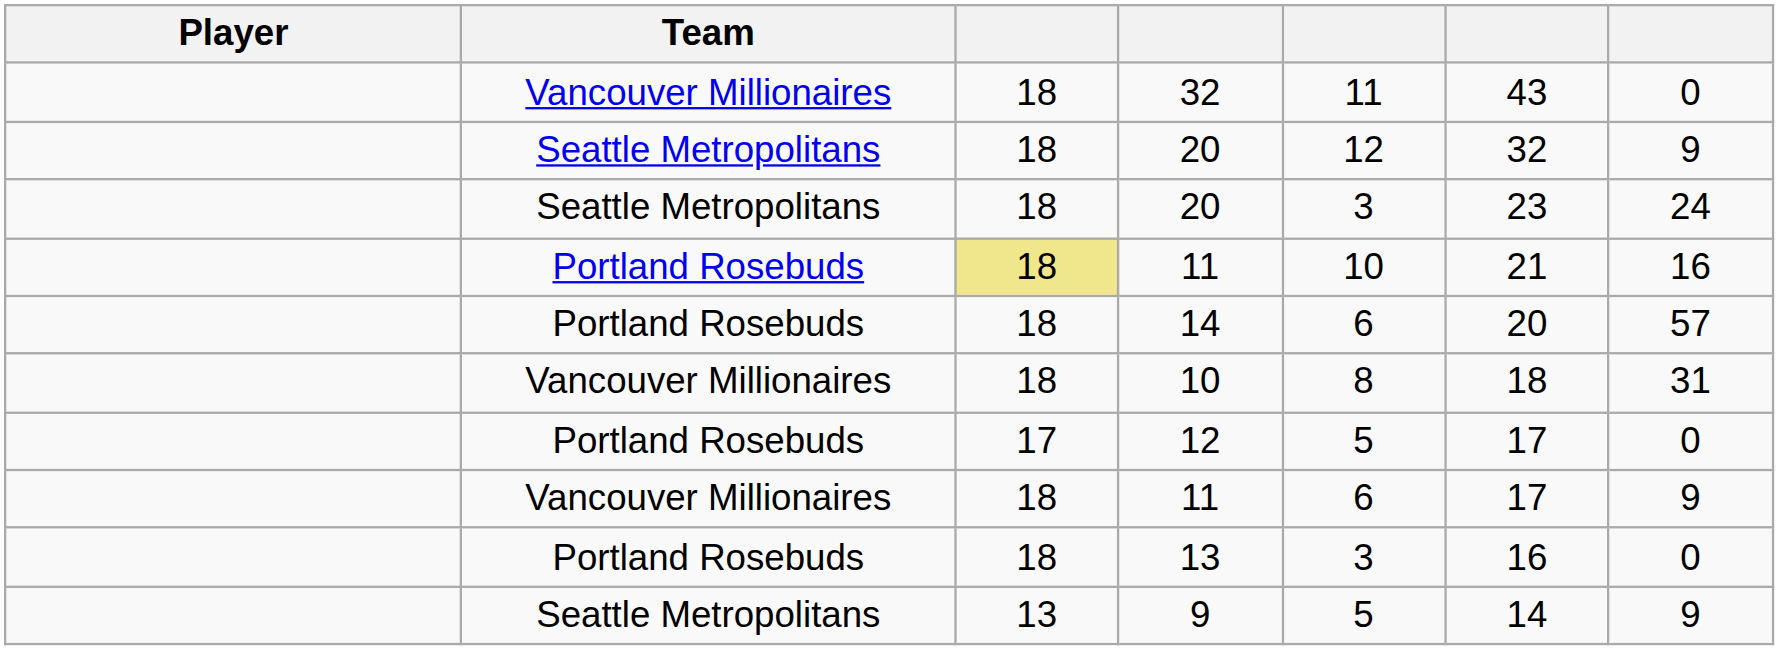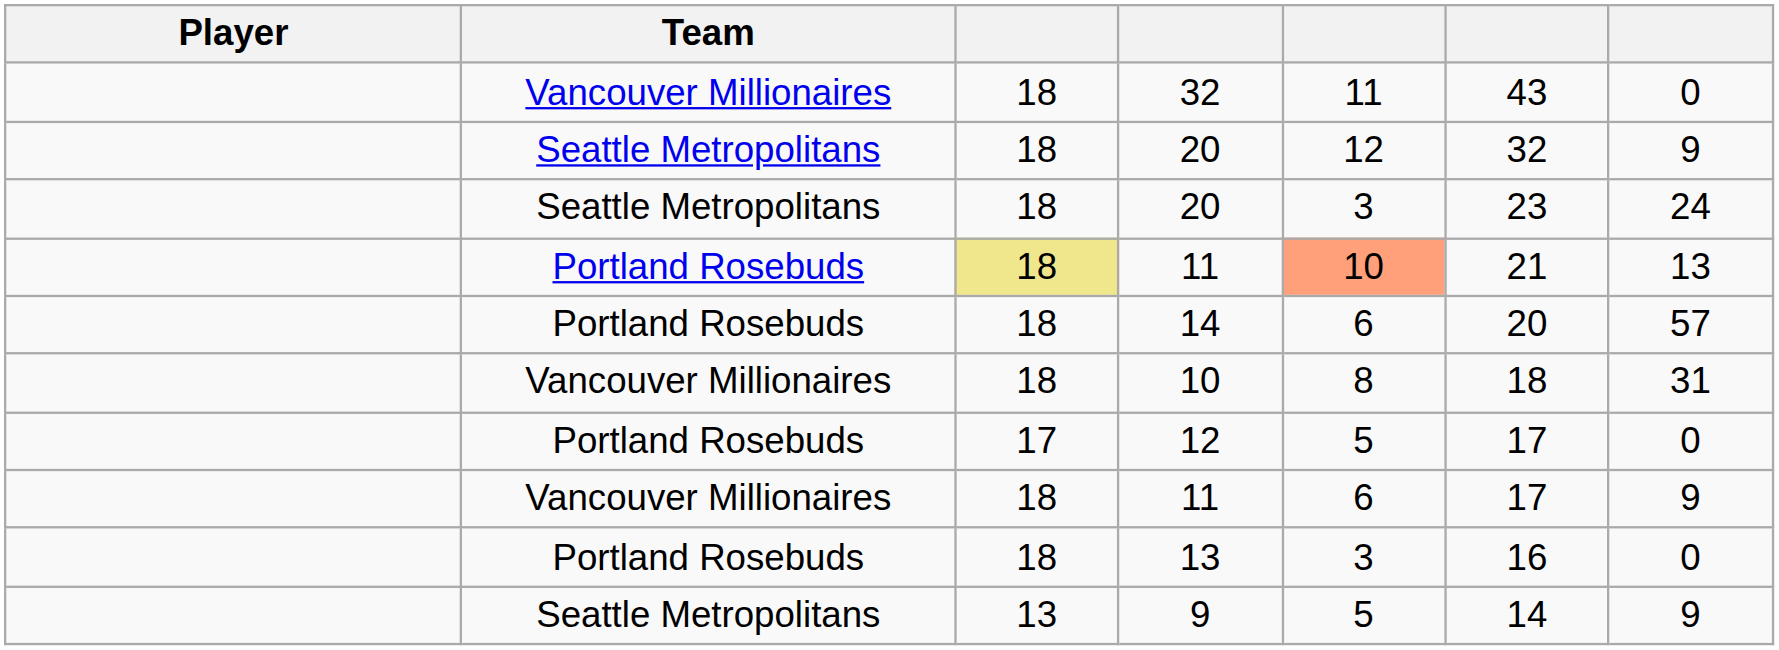(1364, 265) no background -> (1364, 265) lightsalmon background
(1690, 265) 16 -> (1690, 265) 13
